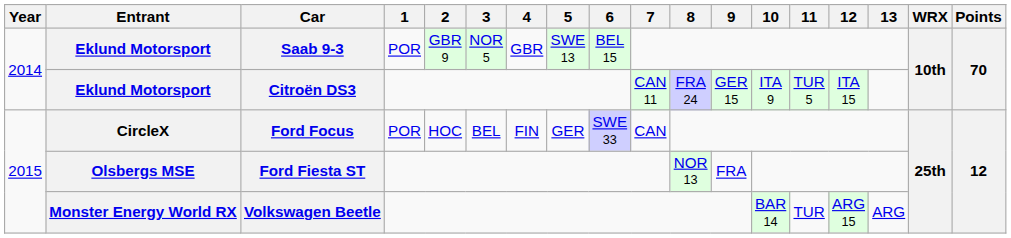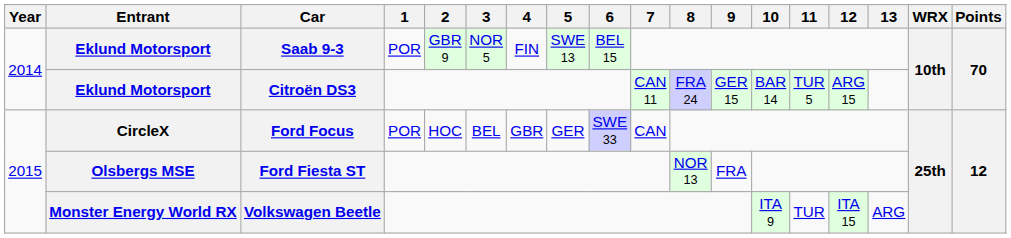(527, 49) GBR -> (527, 49) FIN
(771, 89) ITA 9 -> (771, 89) BAR 14
(848, 89) ITA 15 -> (848, 89) ARG 15
(527, 130) FIN -> (527, 130) GBR
(771, 211) BAR 14 -> (771, 211) ITA 9
(848, 211) ARG 15 -> (848, 211) ITA 15
